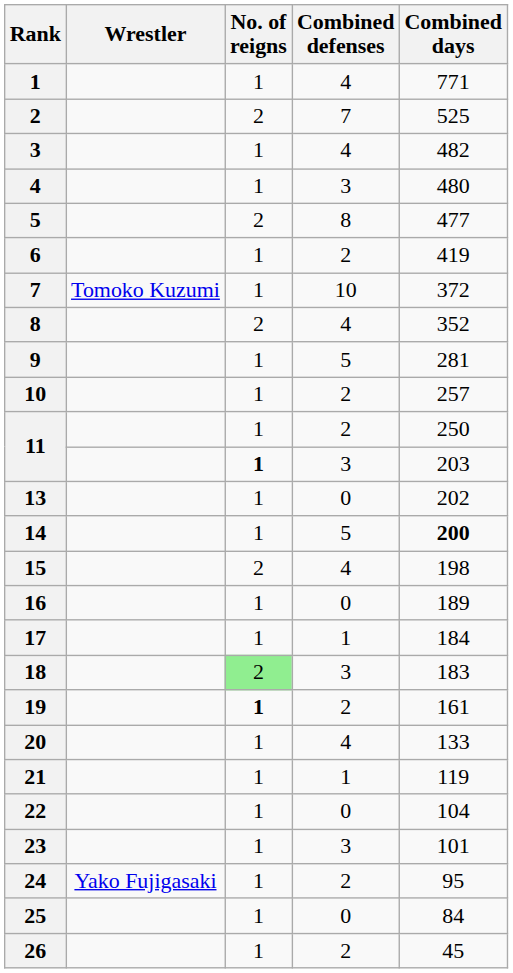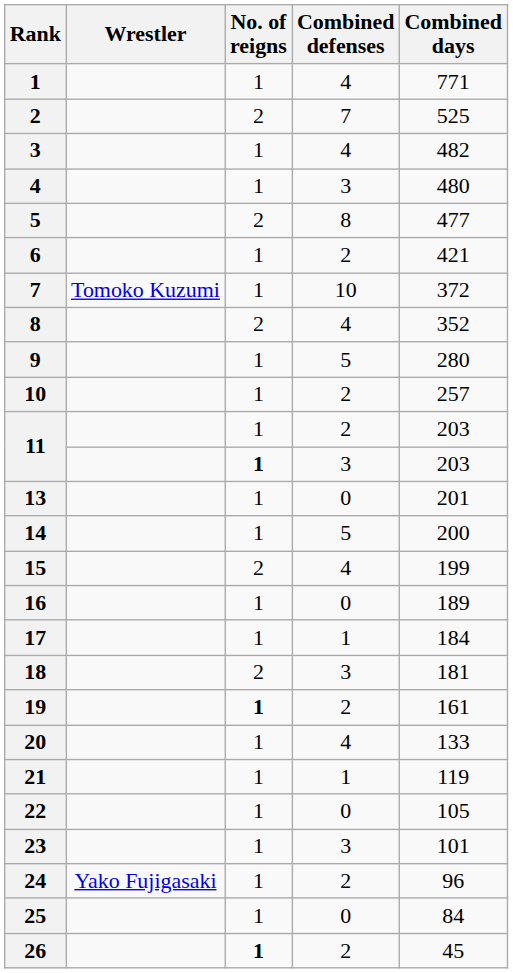(453, 255) 419 -> (453, 255) 421
(453, 359) 281 -> (453, 359) 280
(453, 428) 250 -> (453, 428) 203
(453, 498) 202 -> (453, 498) 201
(453, 533) bold -> (453, 533) normal
(453, 567) 198 -> (453, 567) 199
(258, 672) lightgreen background -> (258, 672) no background
(453, 672) 183 -> (453, 672) 181
(453, 811) 104 -> (453, 811) 105
(453, 880) 95 -> (453, 880) 96
(258, 950) normal -> (258, 950) bold
